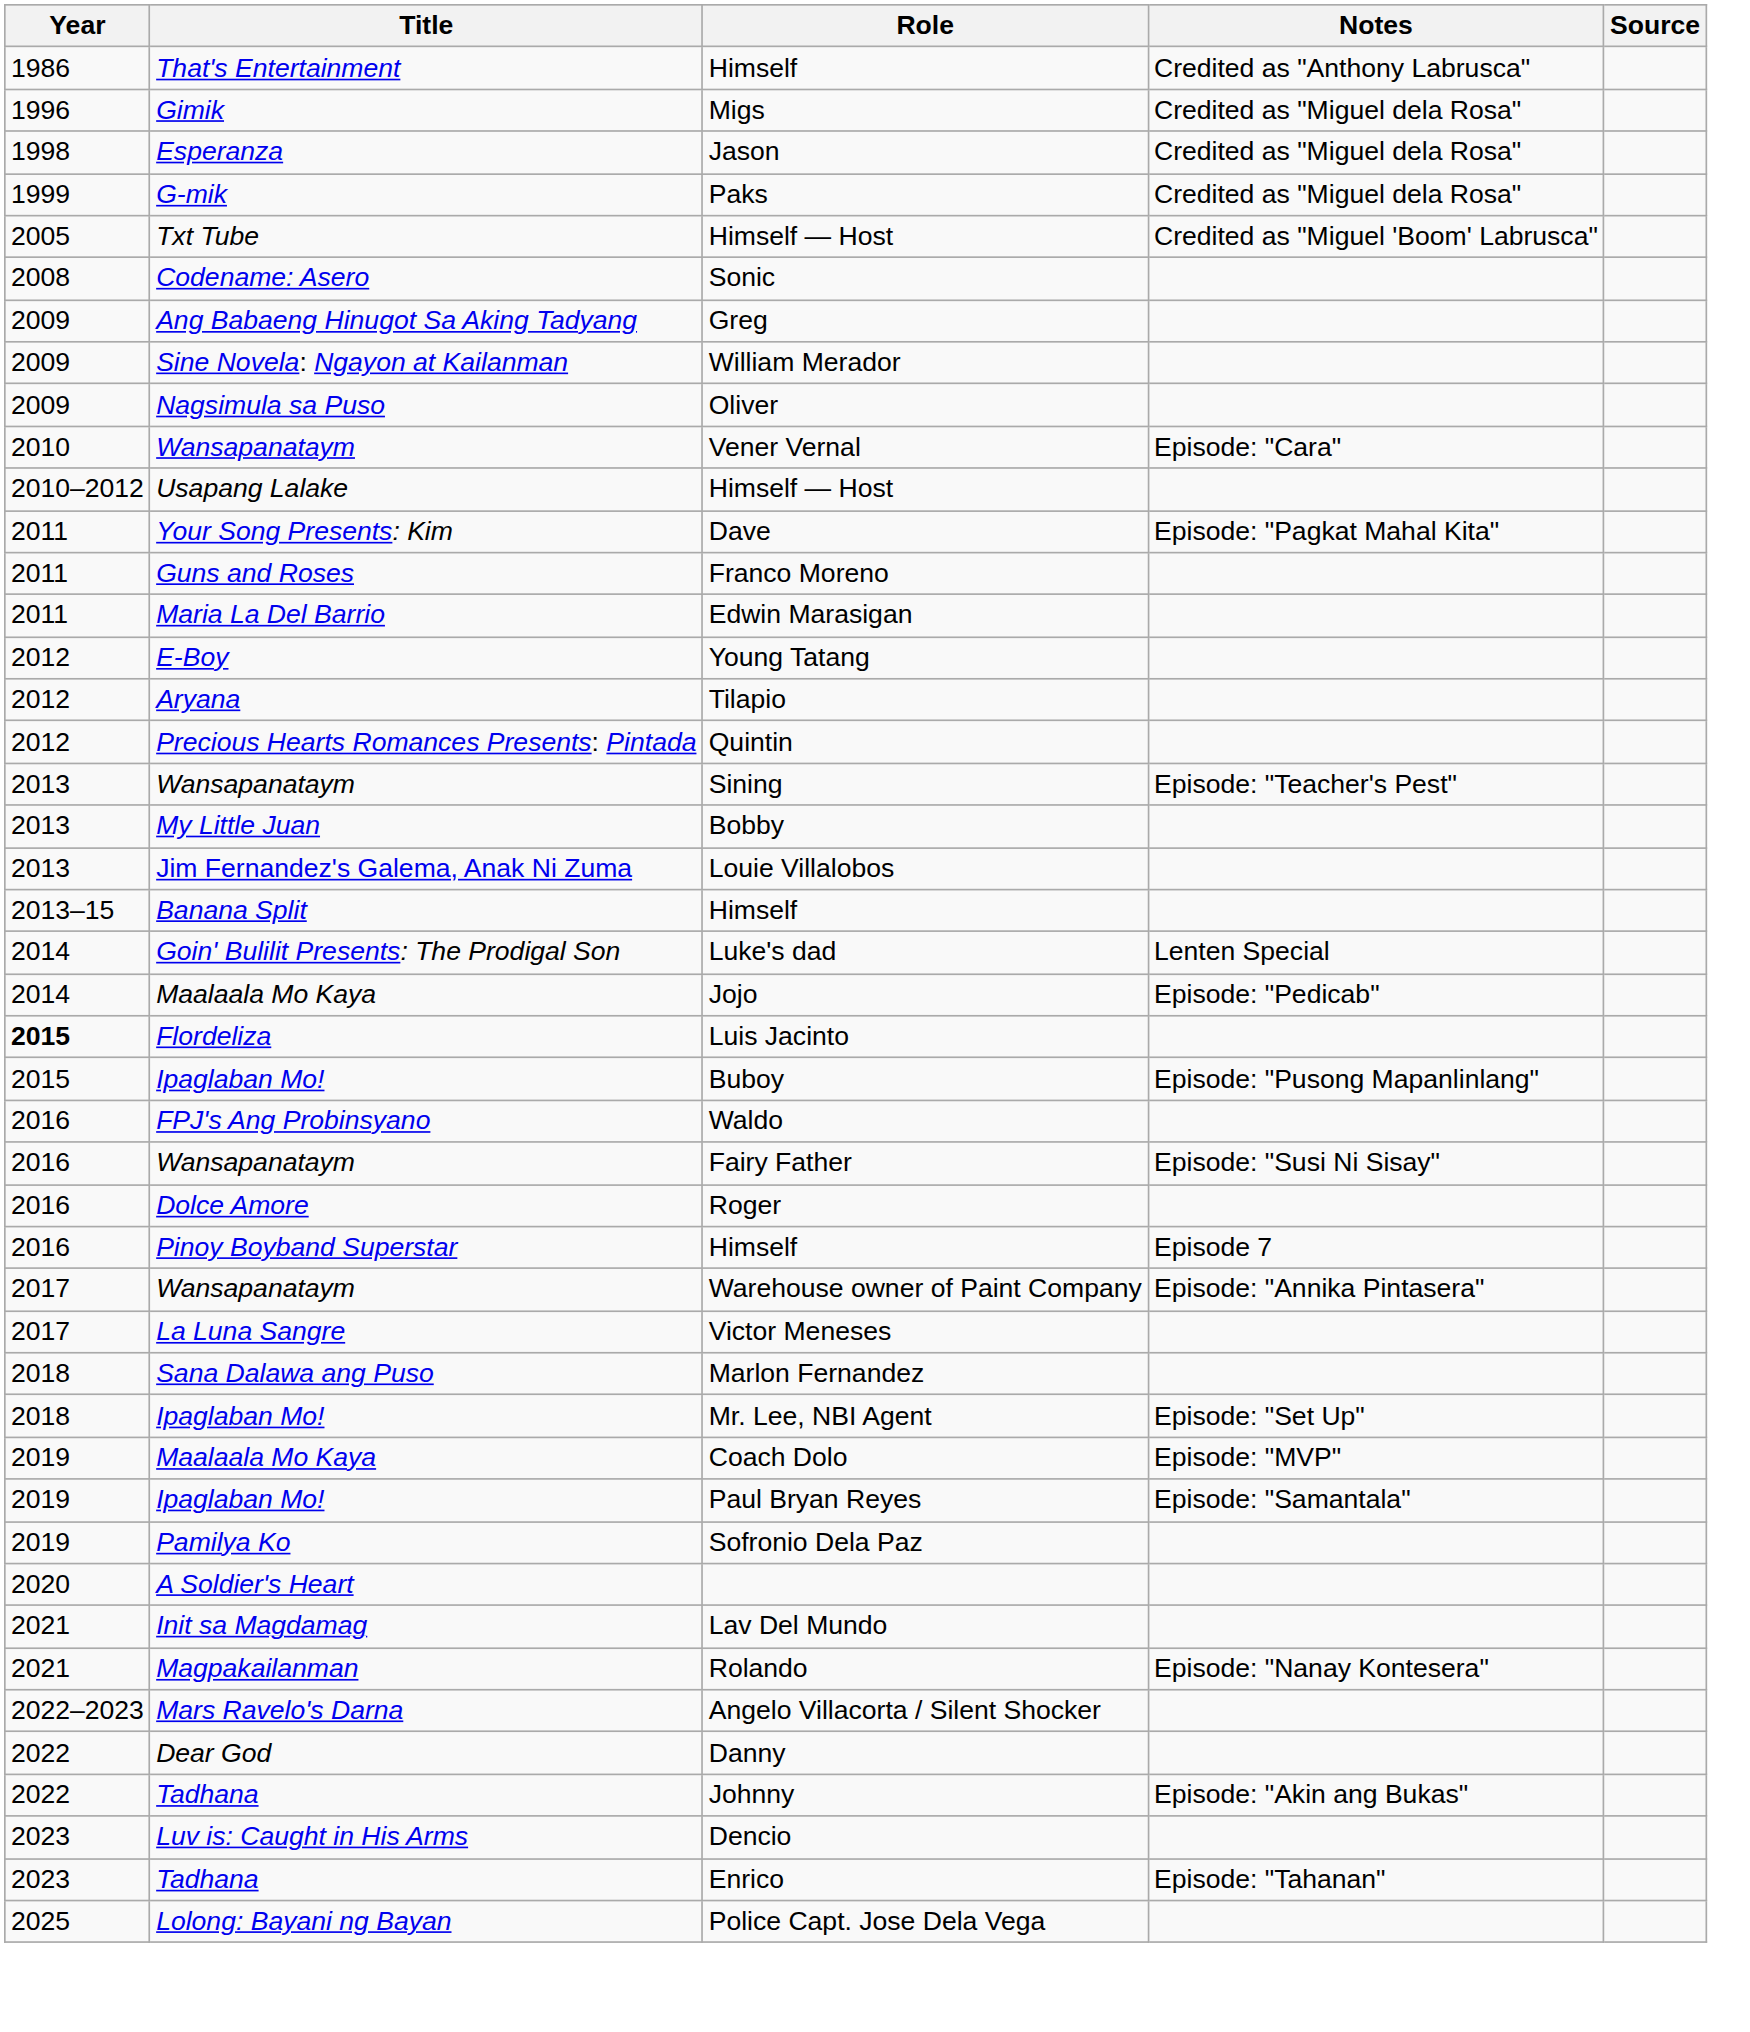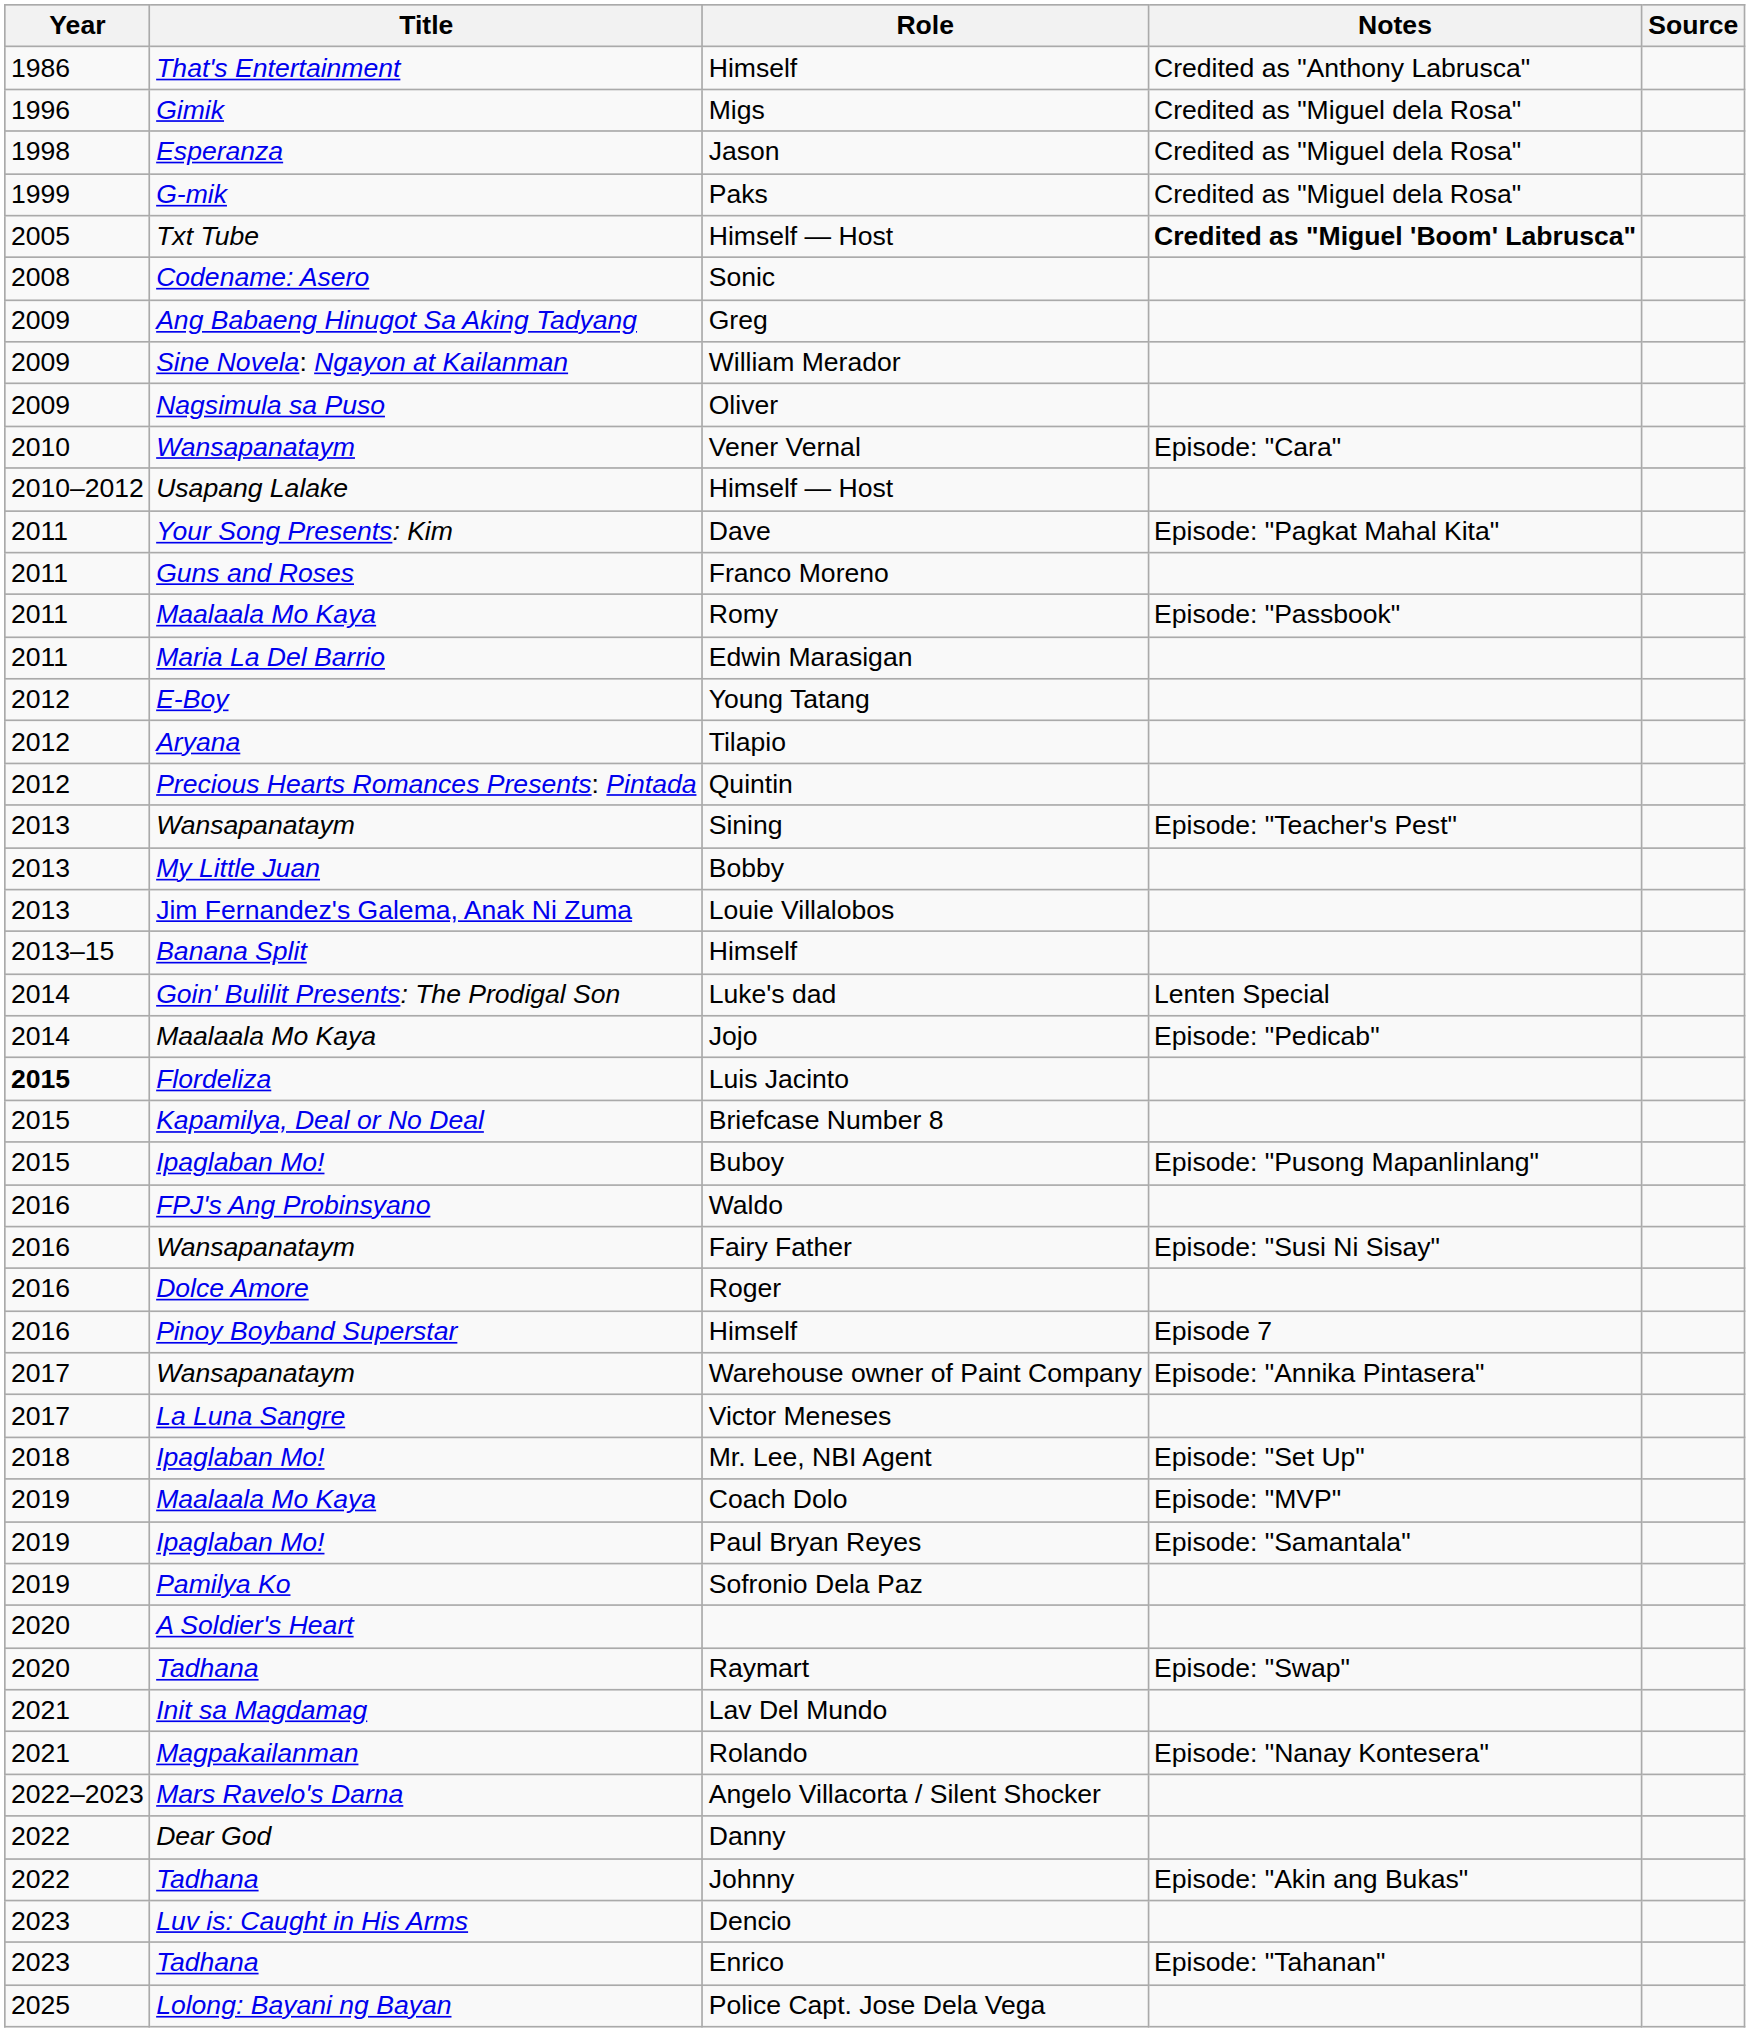(1376, 236) normal -> (1395, 236) bold
+ row: (266, 615)
+ row: (320, 1120)
- row: (295, 1373)
+ row: (207, 1668)
